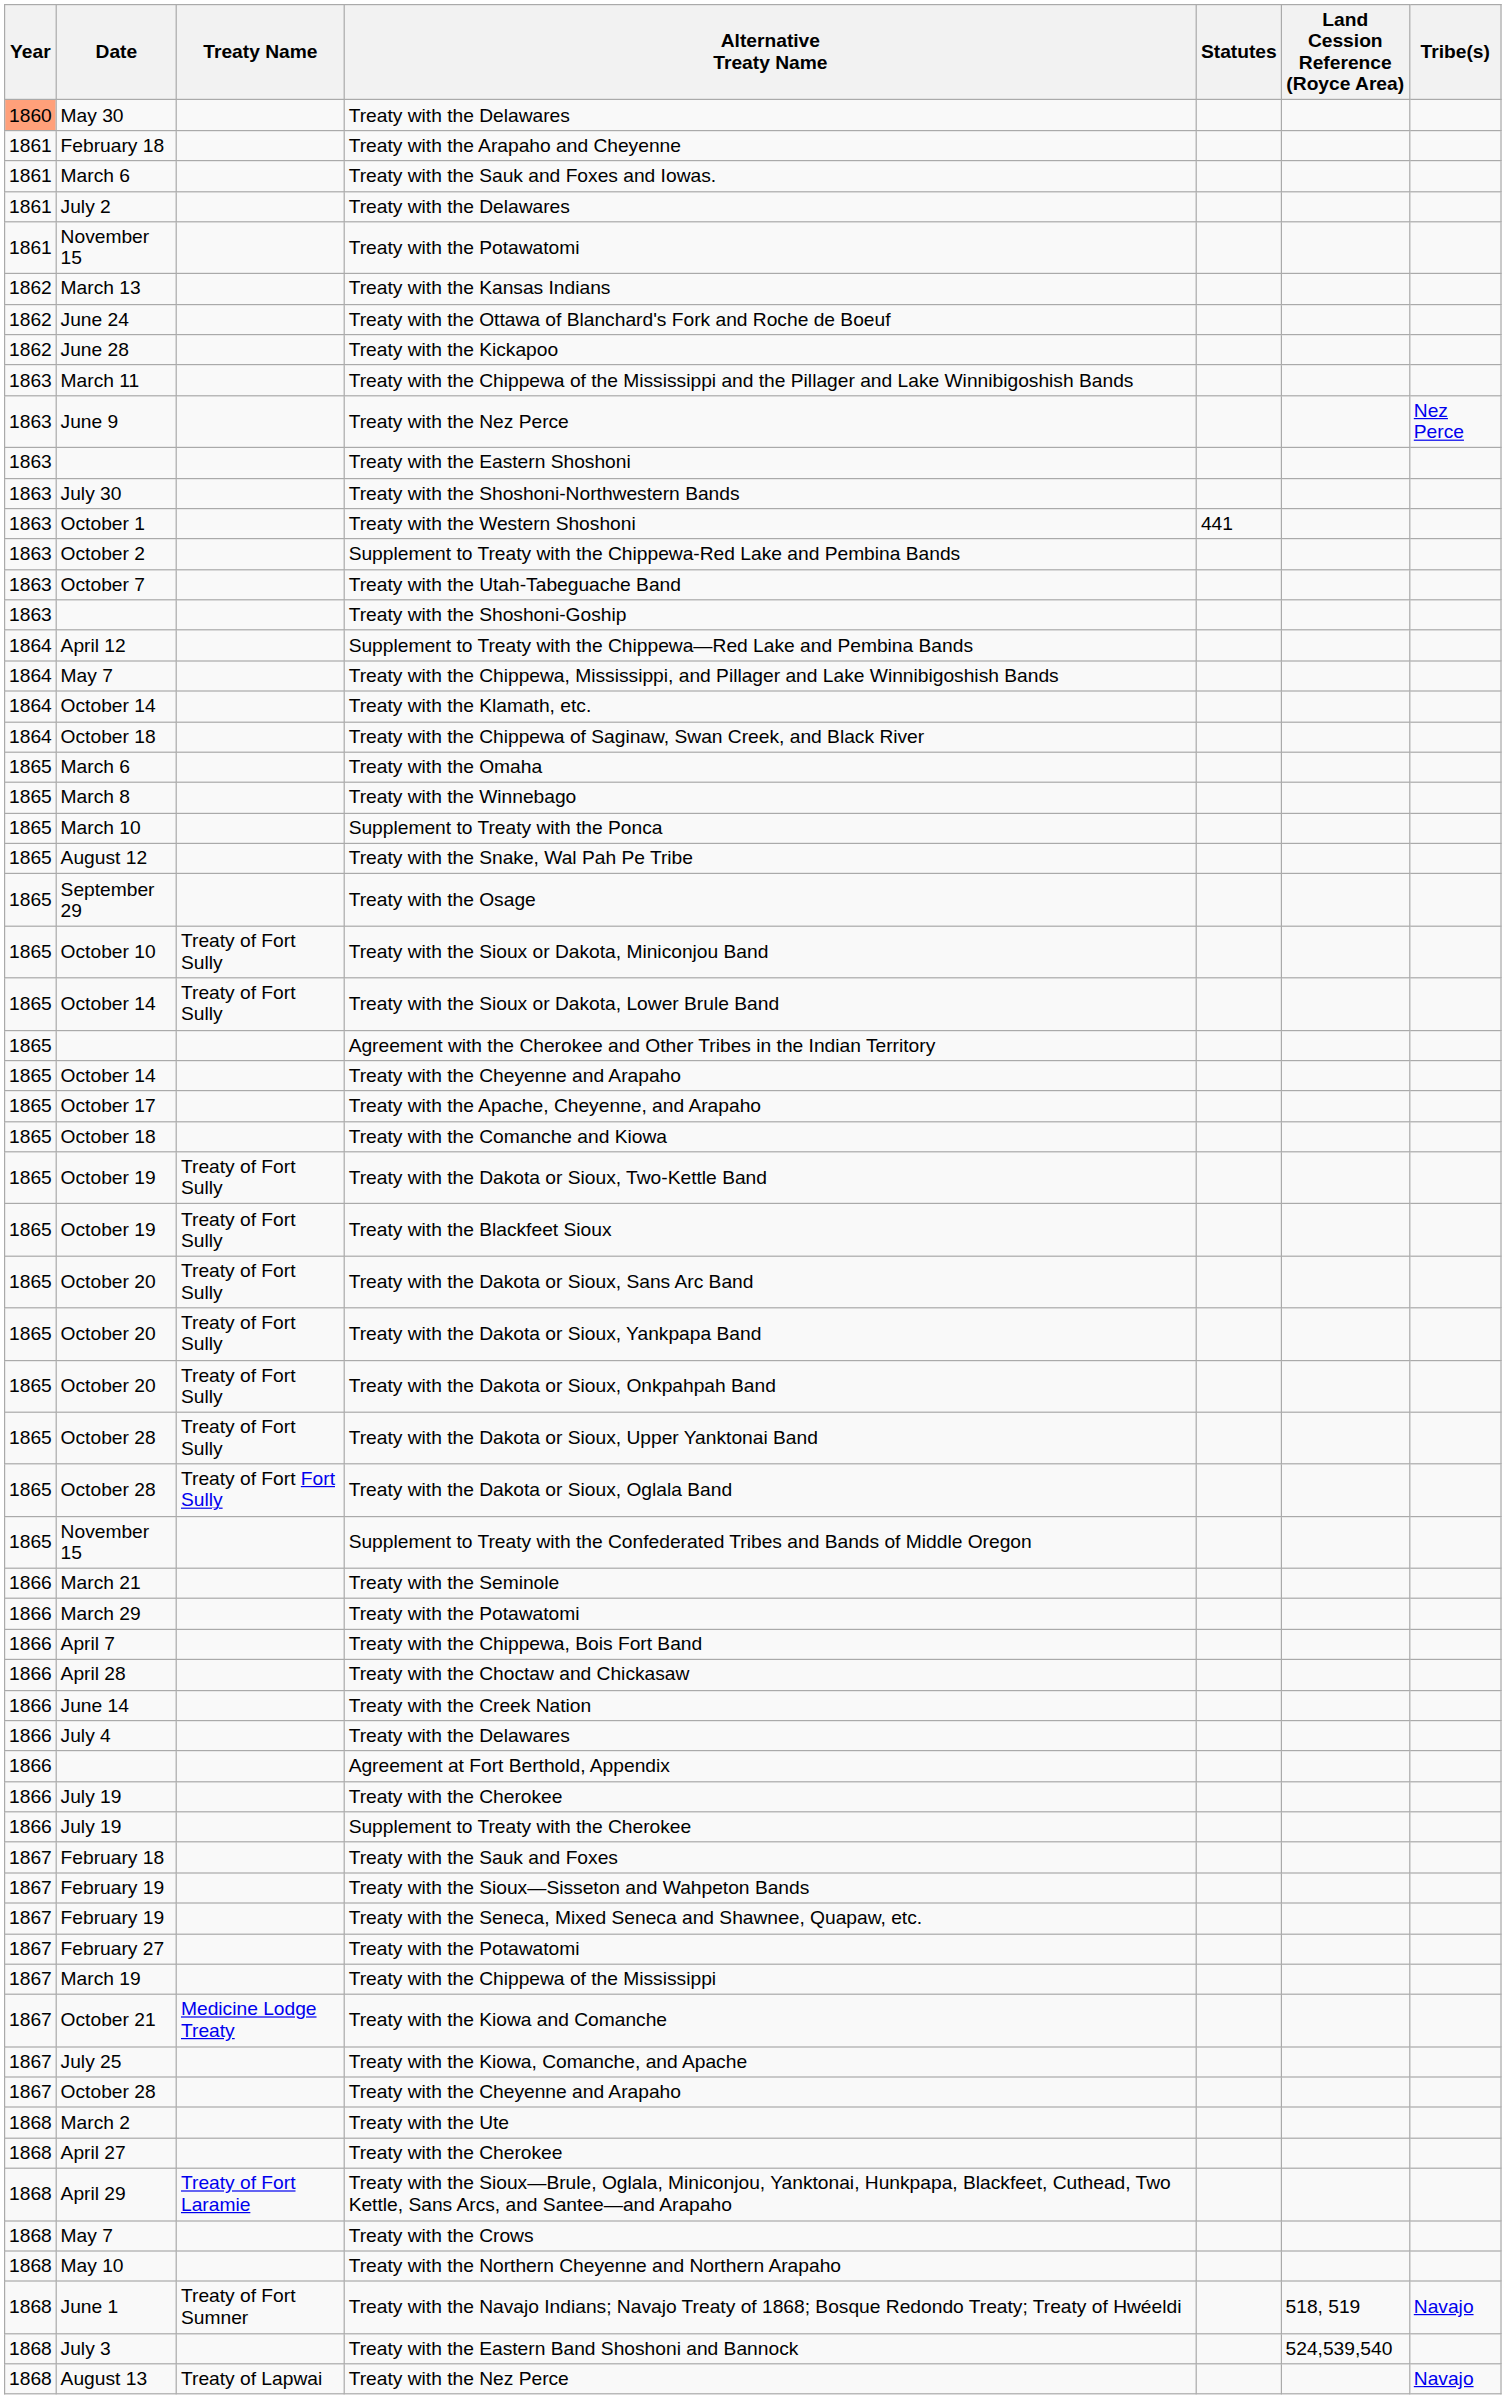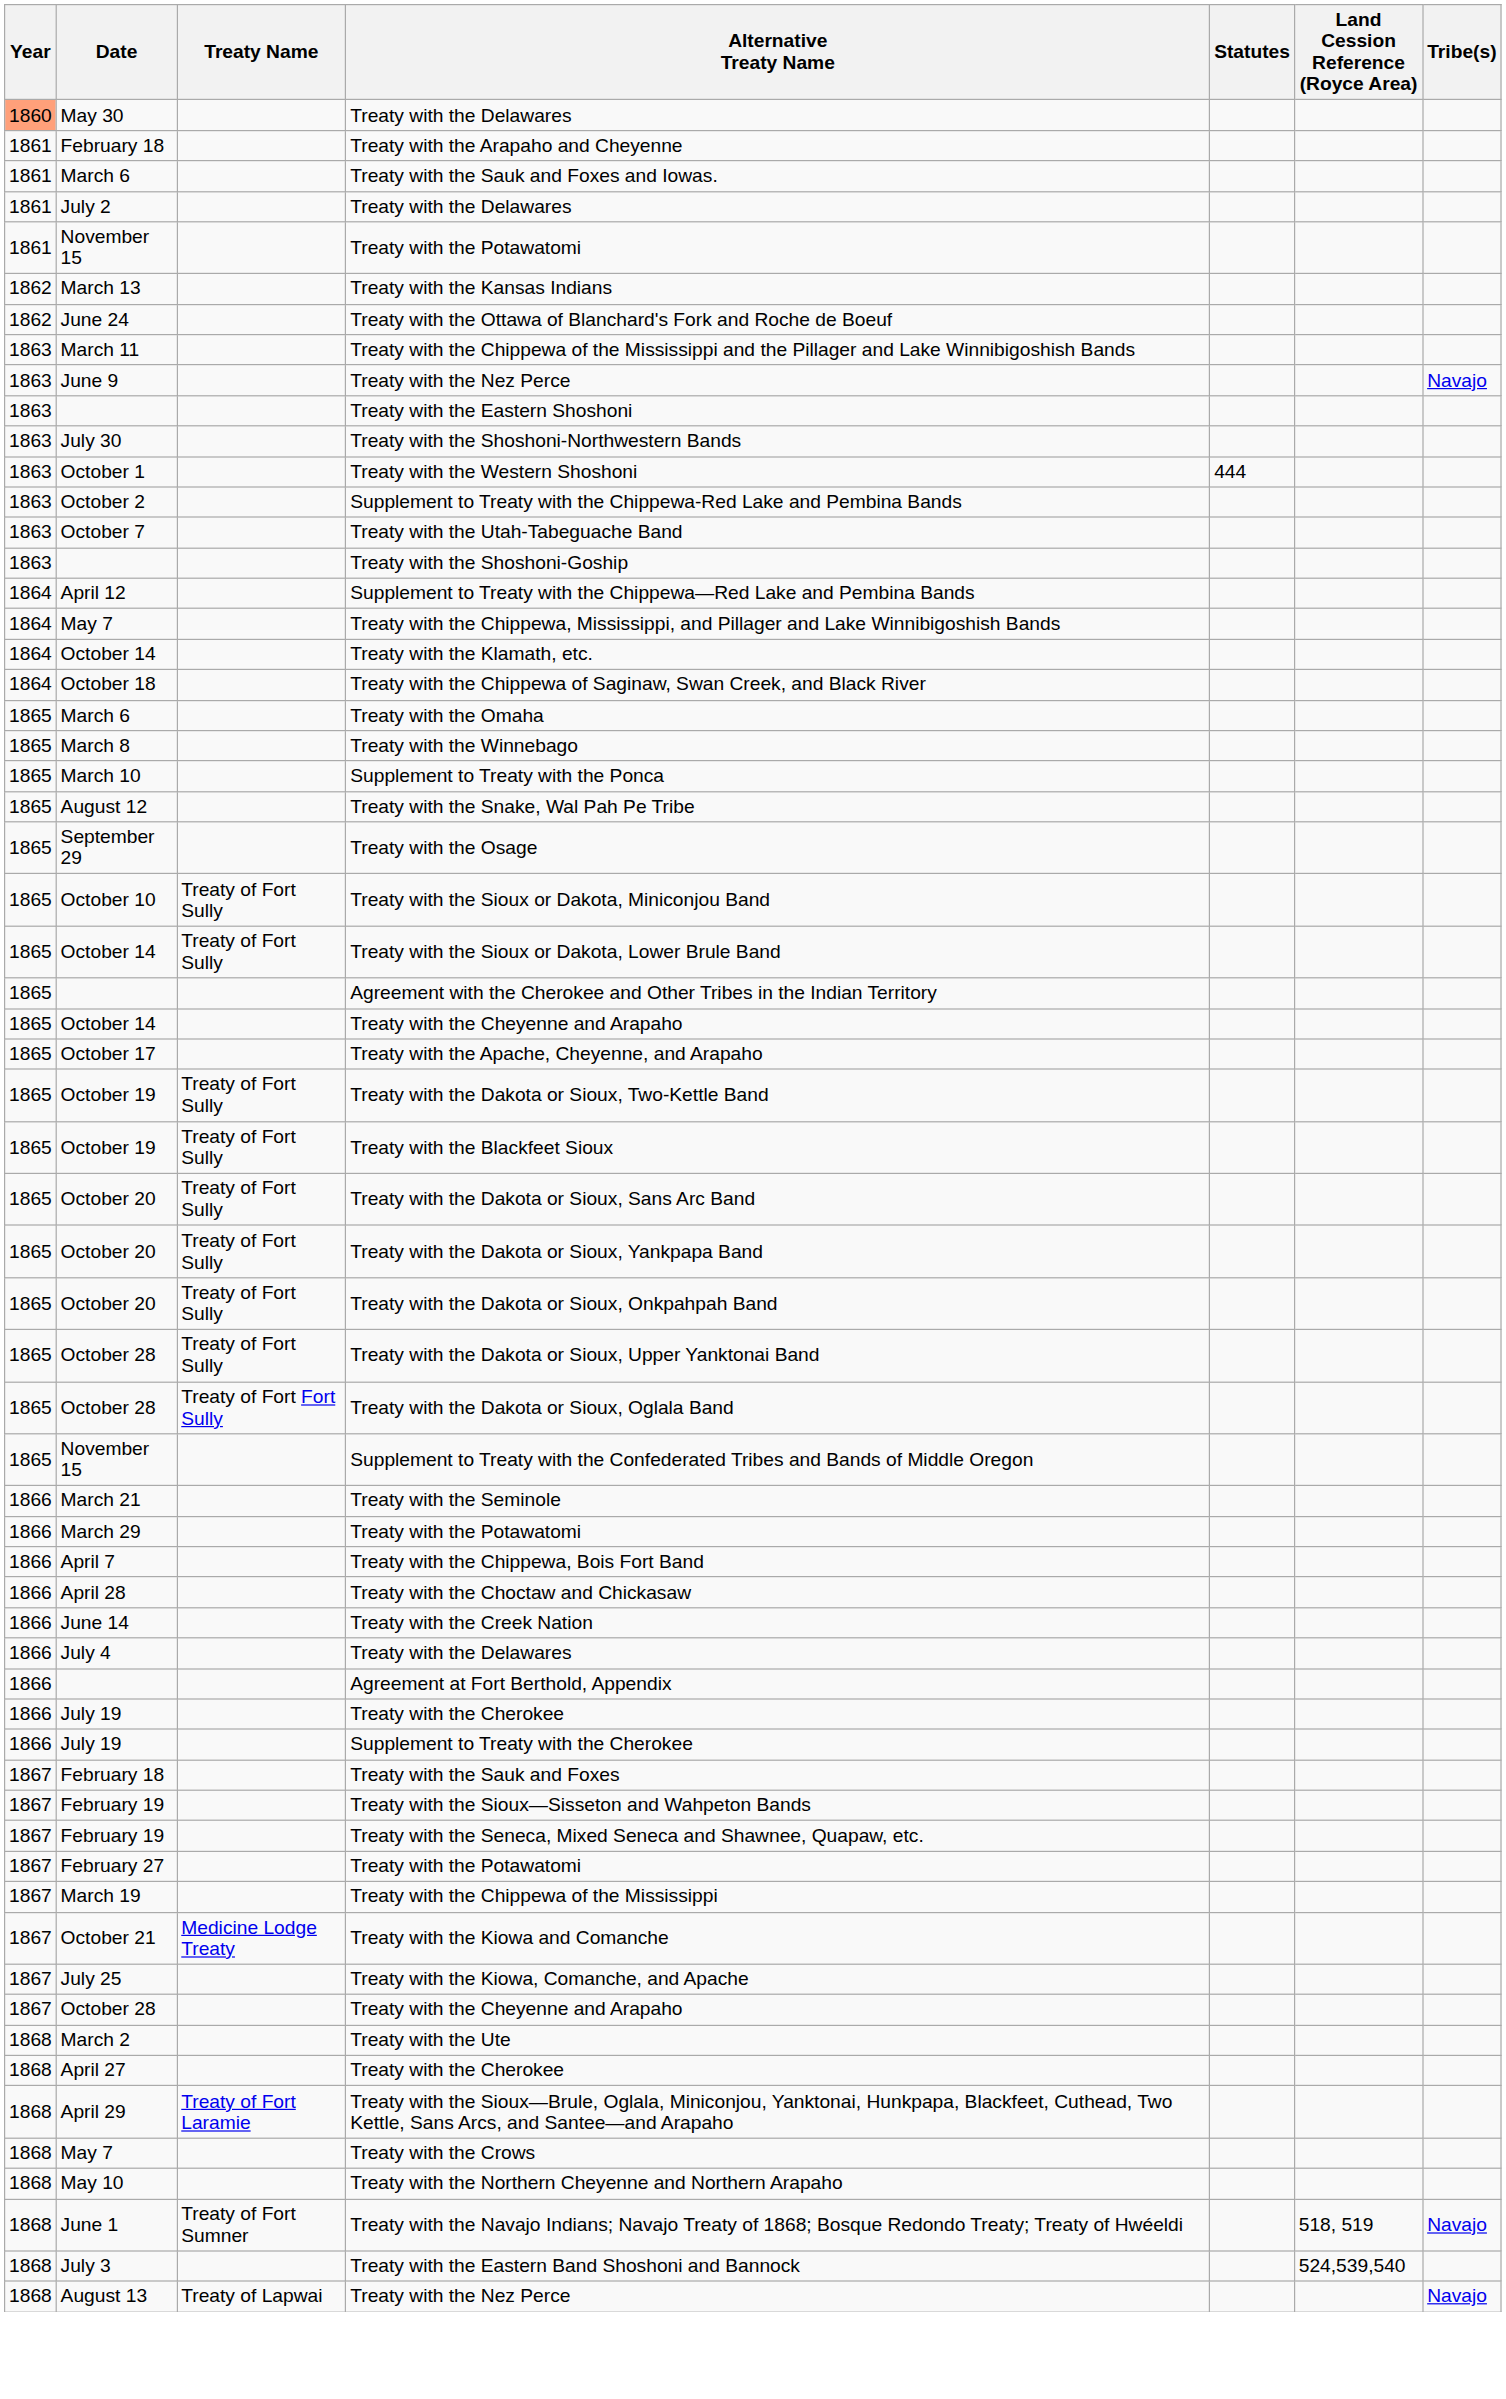- row: (95, 349)
(1439, 421) Nez Perce -> (1457, 380) Navajo
(1217, 523) 441 -> (1230, 471) 444
- row: (108, 1136)
